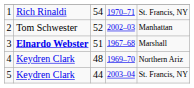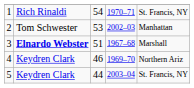(98, 28) 52 -> (98, 28) 53
(98, 59) 48 -> (98, 59) 46
